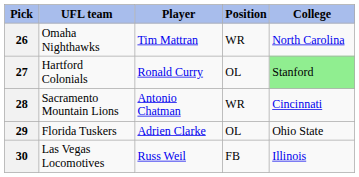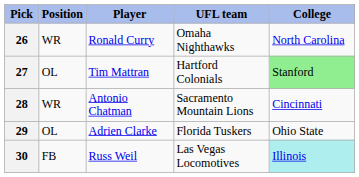columns swapped: (87, 14) <-> (246, 14)
(168, 39) Tim Mattran -> (121, 39) Ronald Curry
(170, 72) Ronald Curry -> (119, 72) Tim Mattran
(289, 156) no background -> (289, 156) paleturquoise background
